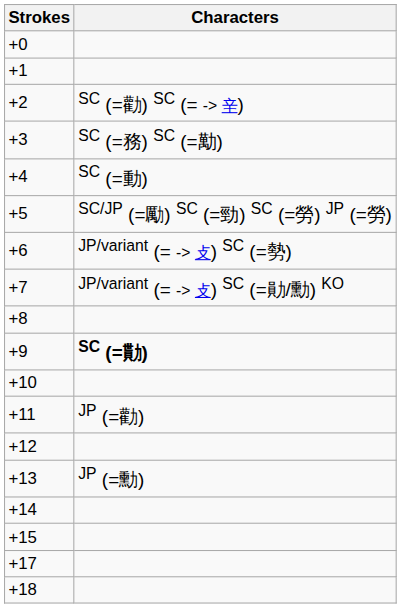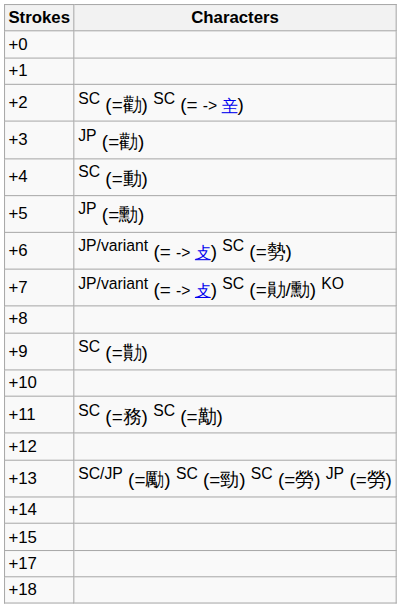(151, 139) SC (=務) SC (=勱) -> (111, 139) JP (=勸)
(235, 213) SC/JP (=勵) SC (=勁) SC (=勞) JP (=勞) -> (111, 213) JP (=勳)
(113, 350) bold -> (113, 350) normal
(111, 414) JP (=勸) -> (151, 414) SC (=務) SC (=勱)
(111, 477) JP (=勳) -> (235, 477) SC/JP (=勵) SC (=勁) SC (=勞) JP (=勞)
